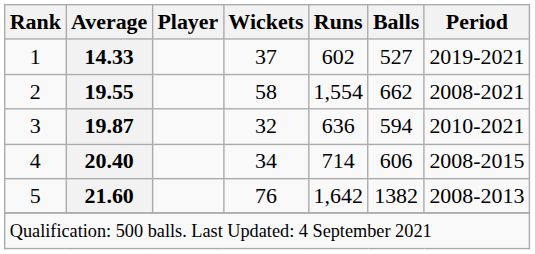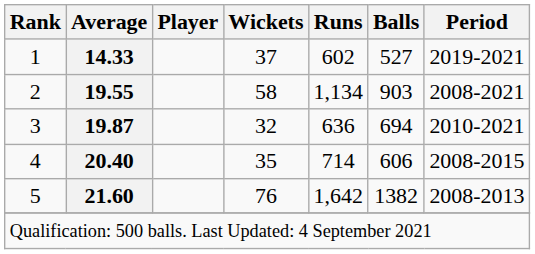(338, 91) 1,554 -> (338, 91) 1,134
(396, 91) 662 -> (396, 91) 903
(396, 126) 594 -> (396, 126) 694
(266, 160) 34 -> (266, 160) 35
